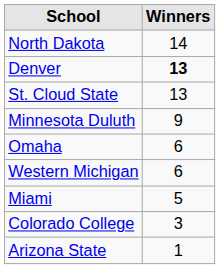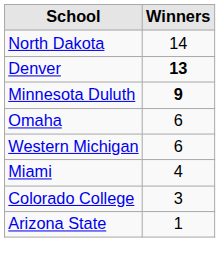- row: (63, 95)
(178, 120) normal -> (178, 95) bold
(178, 198) 5 -> (178, 172) 4
